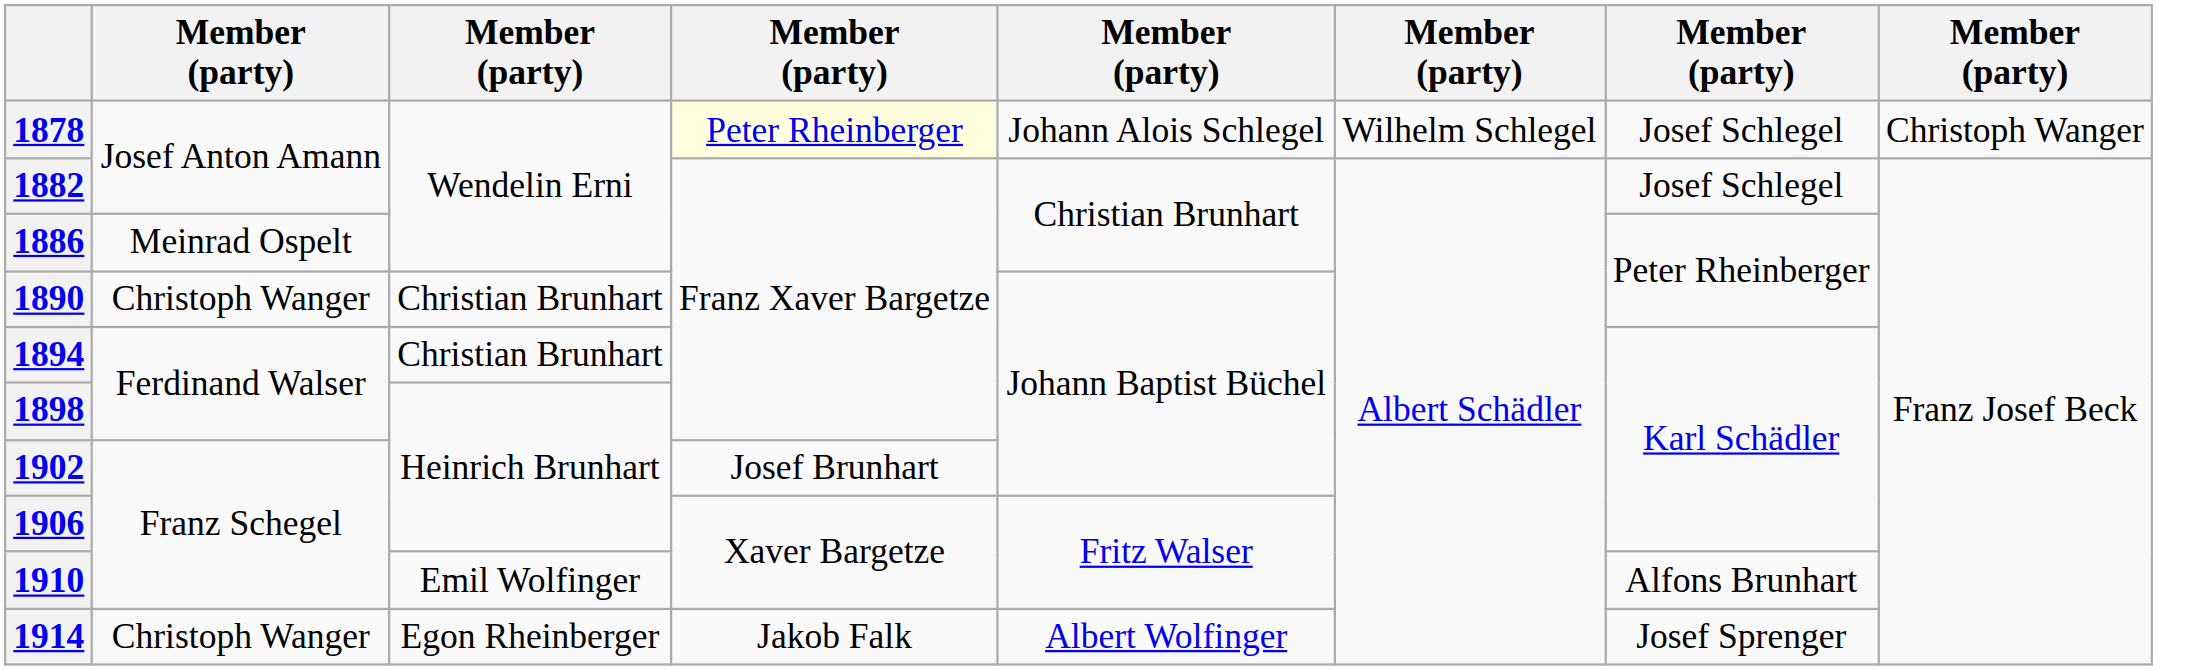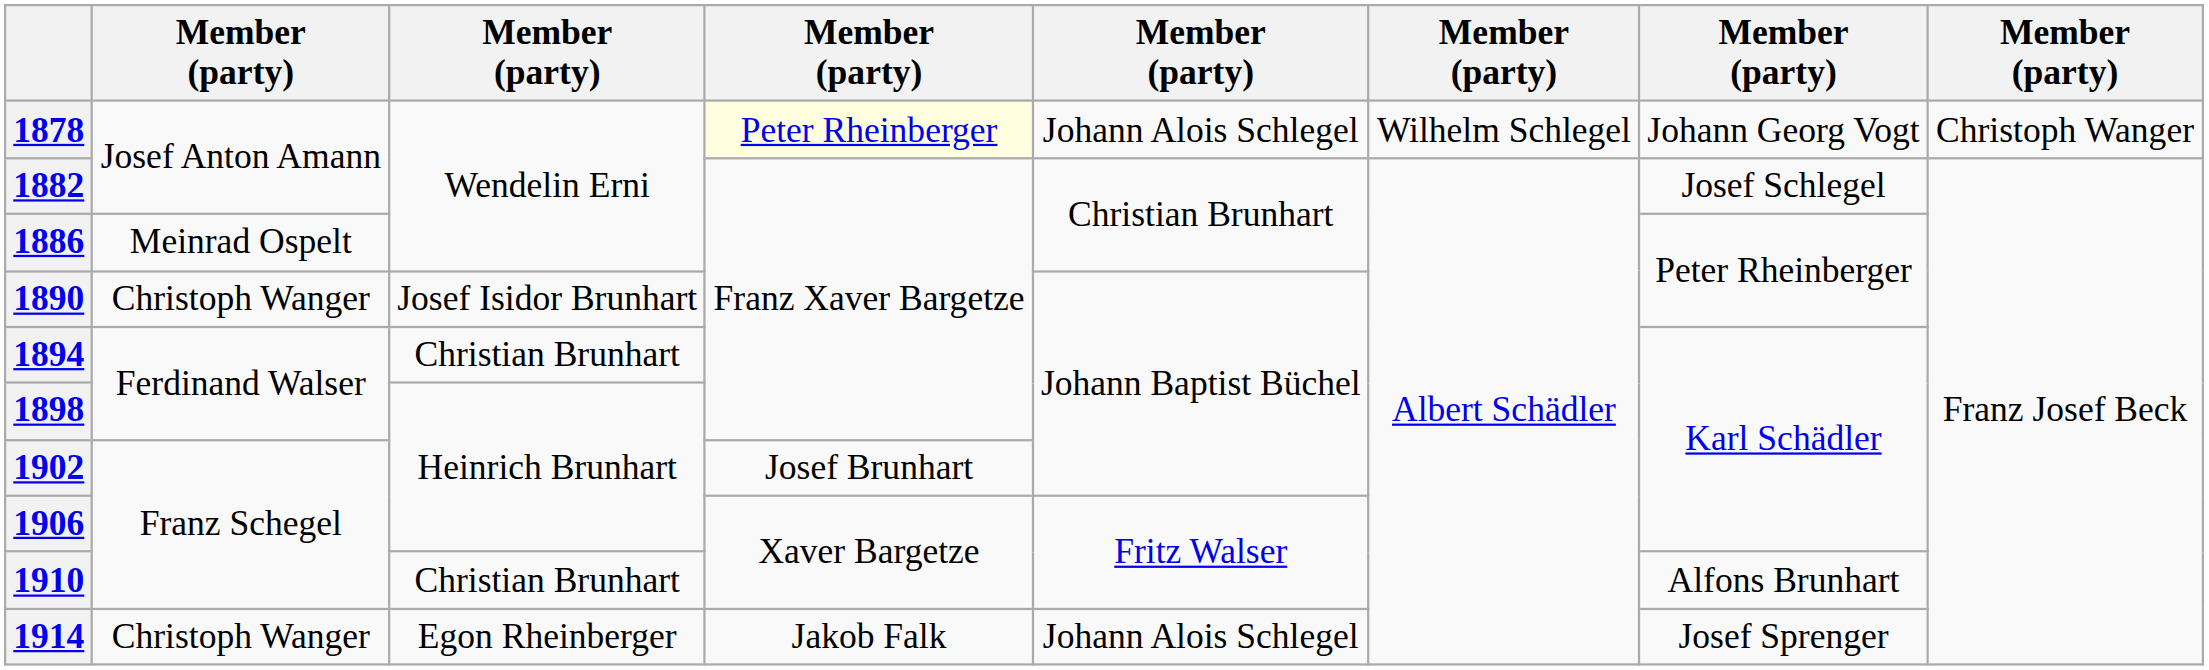(1741, 128) Josef Schlegel -> (1784, 128) Johann Georg Vogt
(530, 297) Christian Brunhart -> (547, 297) Josef Isidor Brunhart
(530, 579) Emil Wolfinger -> (547, 579) Christian Brunhart
(1166, 635) Albert Wolfinger -> (1201, 635) Johann Alois Schlegel
